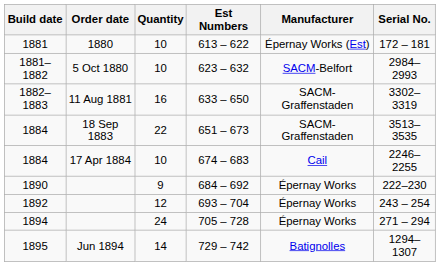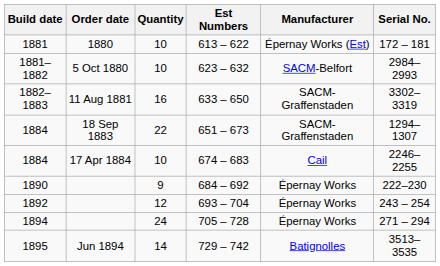(405, 130) 3513–3535 -> (405, 130) 1294–1307
(405, 245) 1294–1307 -> (405, 245) 3513–3535
